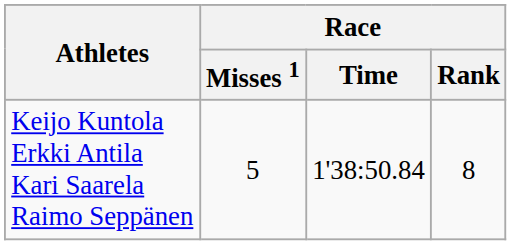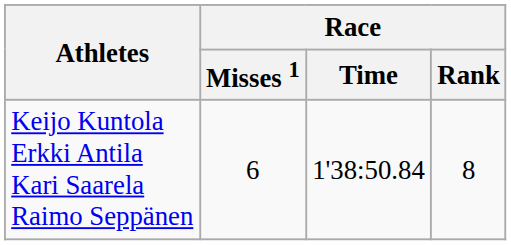(253, 169) 5 -> (253, 169) 6
